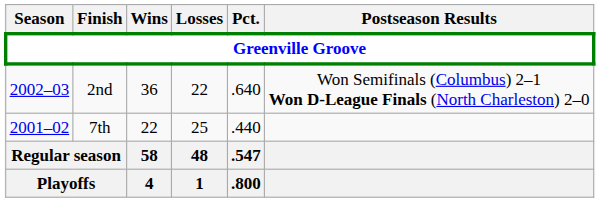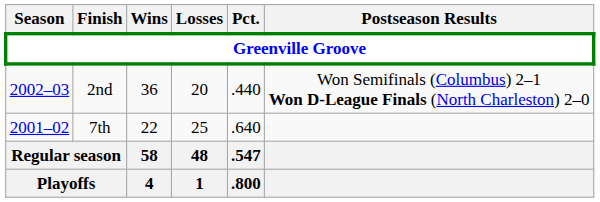(199, 89) 22 -> (199, 89) 20
(246, 89) .640 -> (246, 89) .440
(246, 127) .440 -> (246, 127) .640
